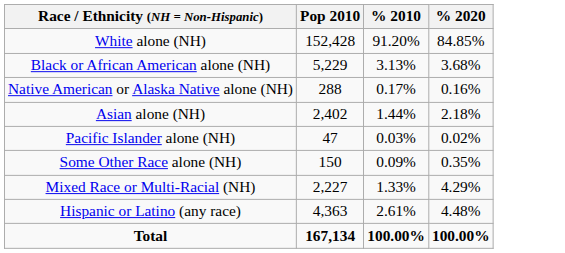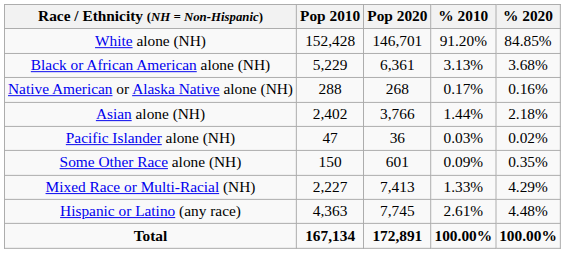+ column: (397, 16)
